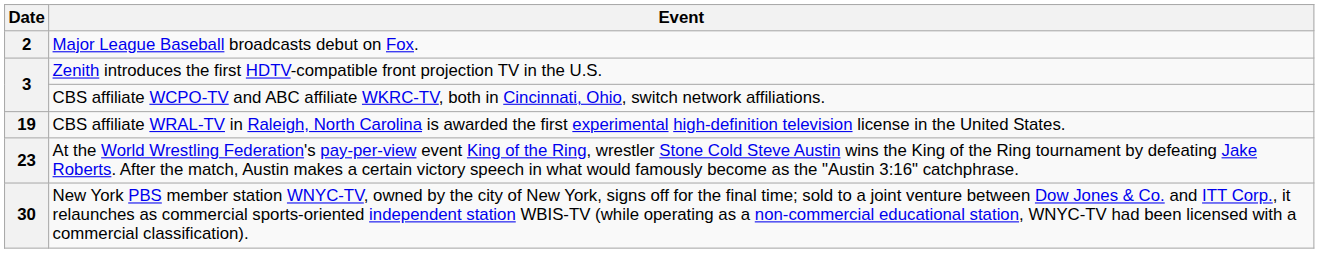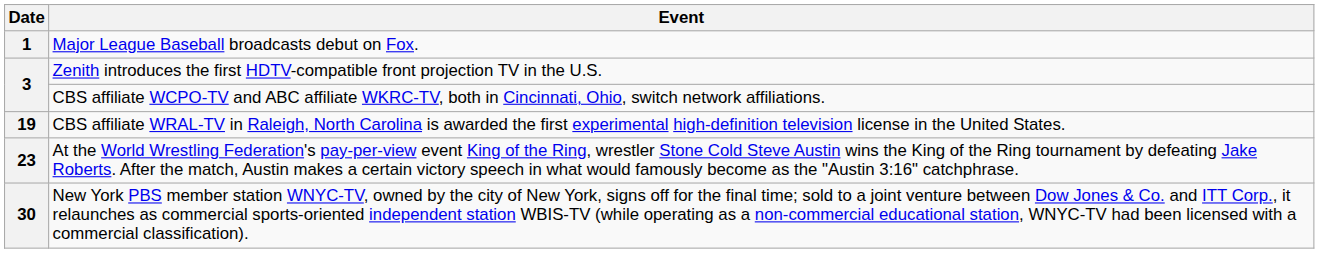(27, 44) 2 -> (27, 44) 1
